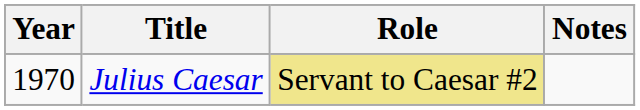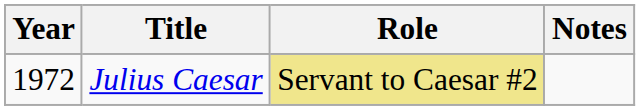(44, 79) 1970 -> (44, 79) 1972
